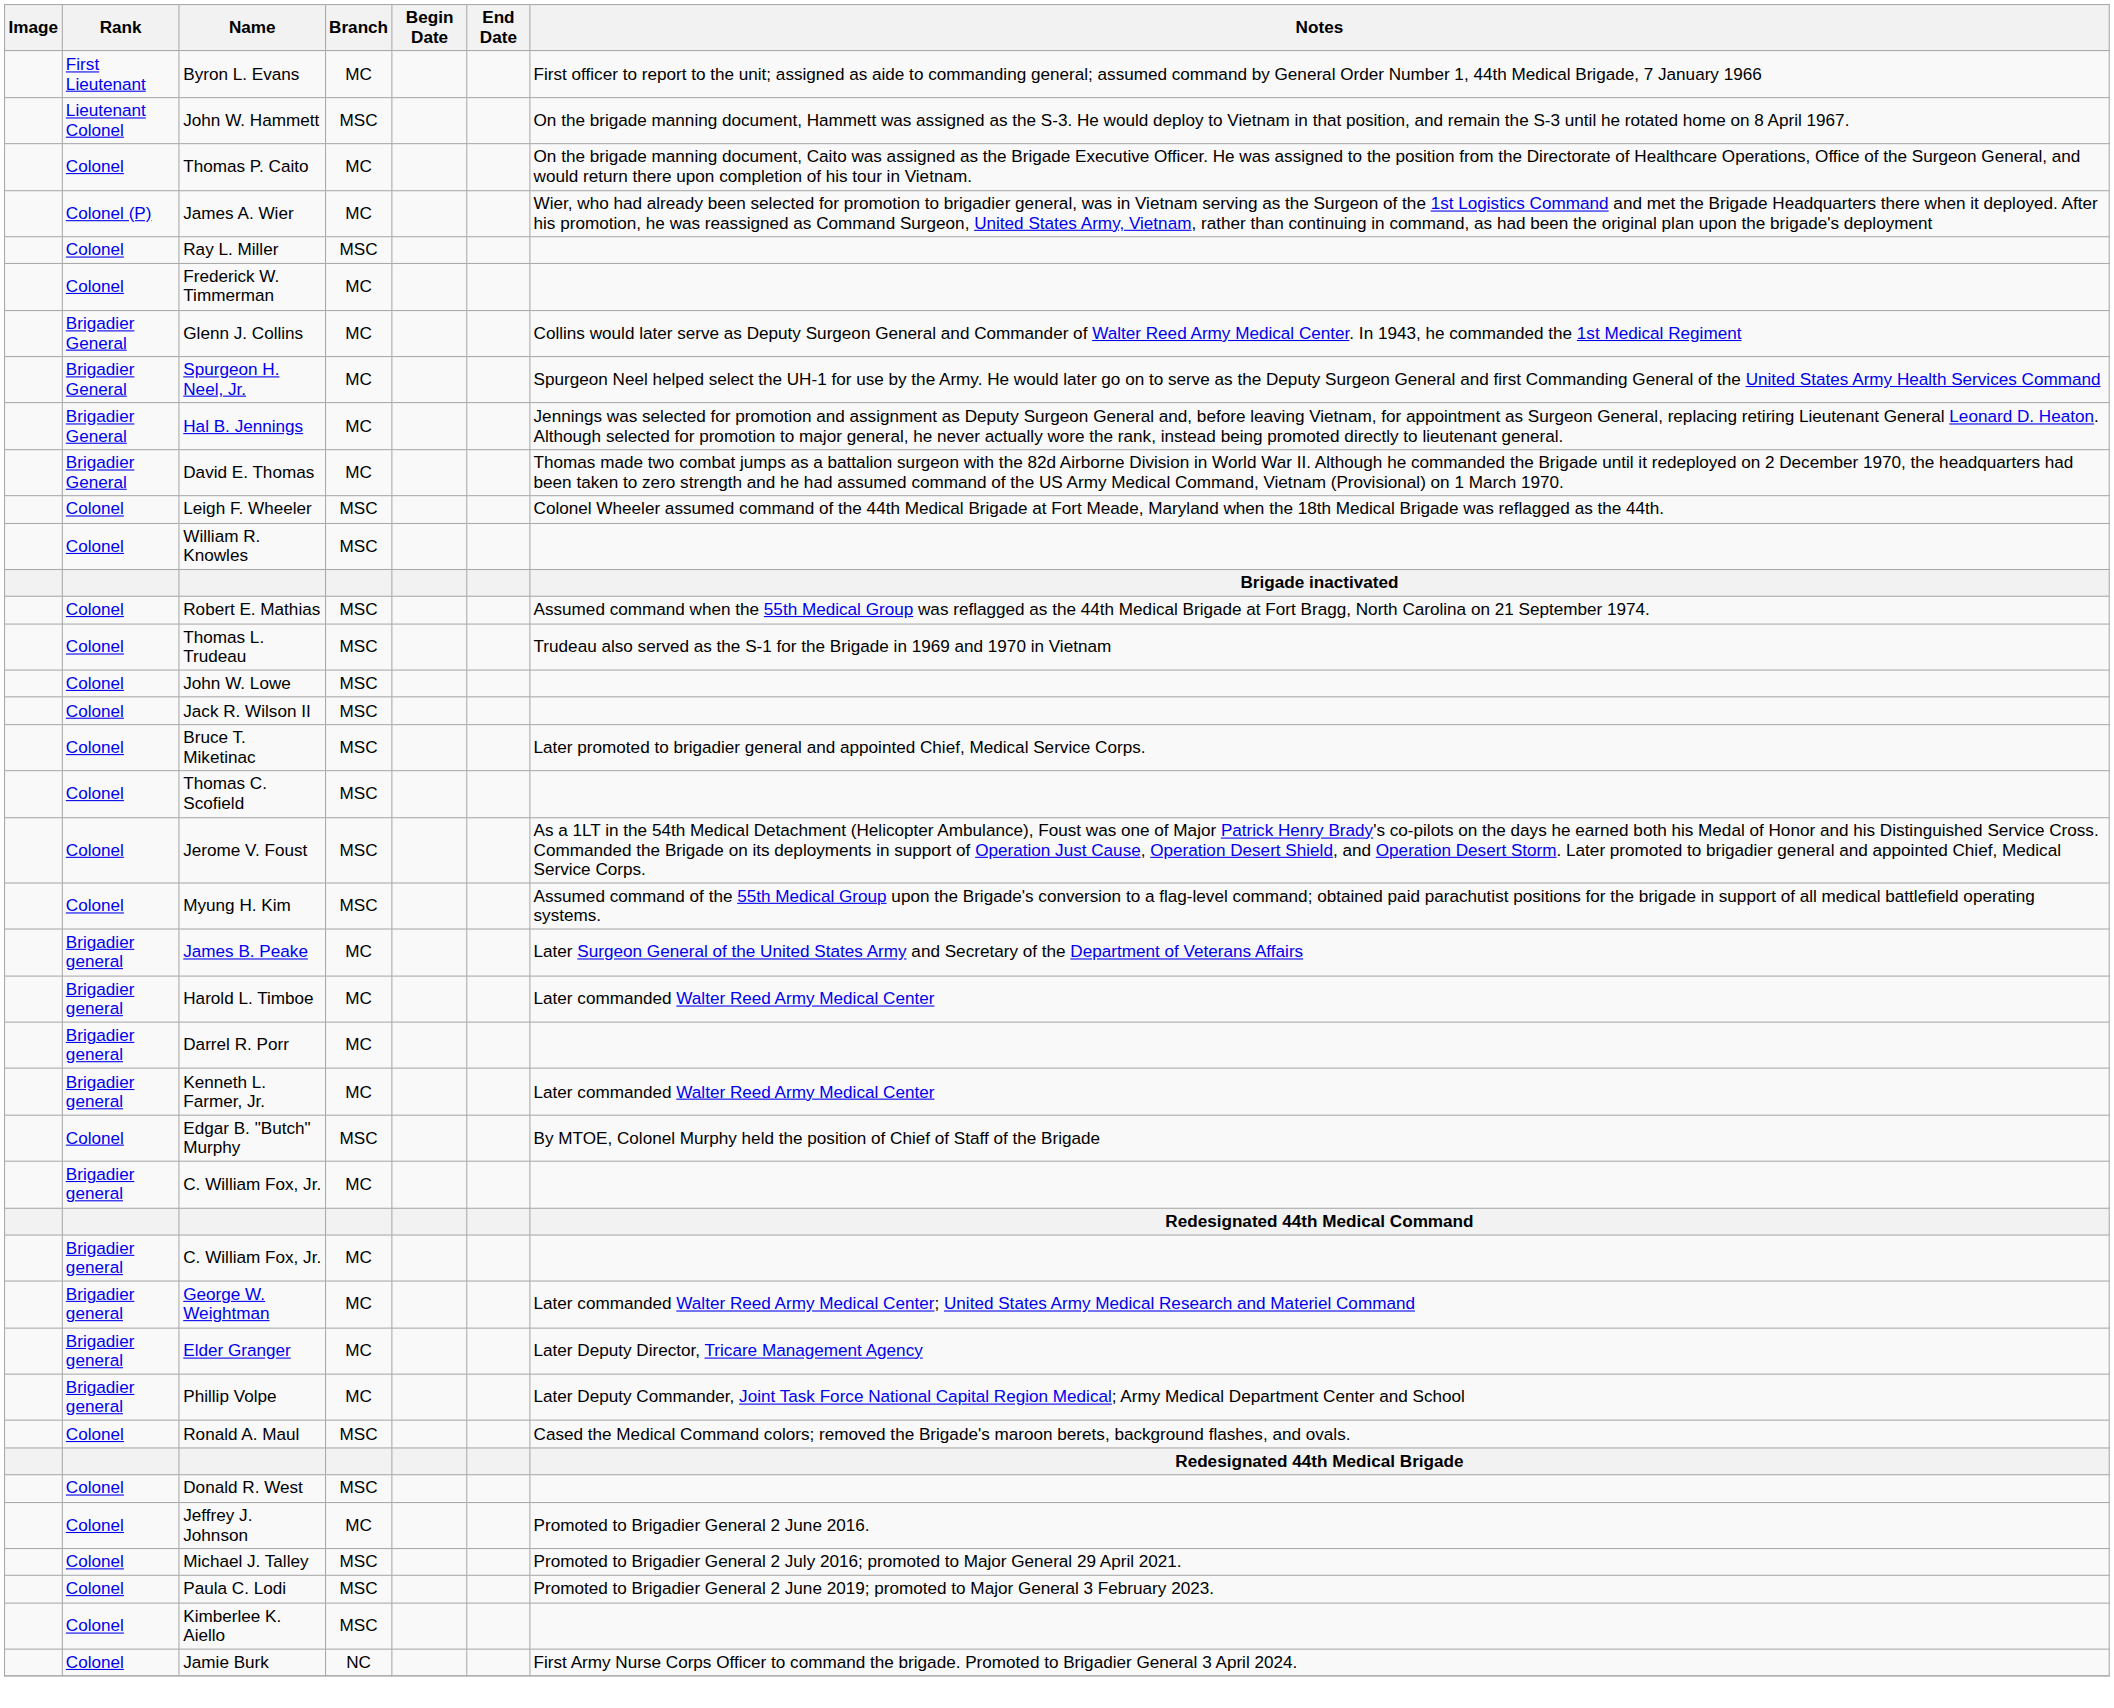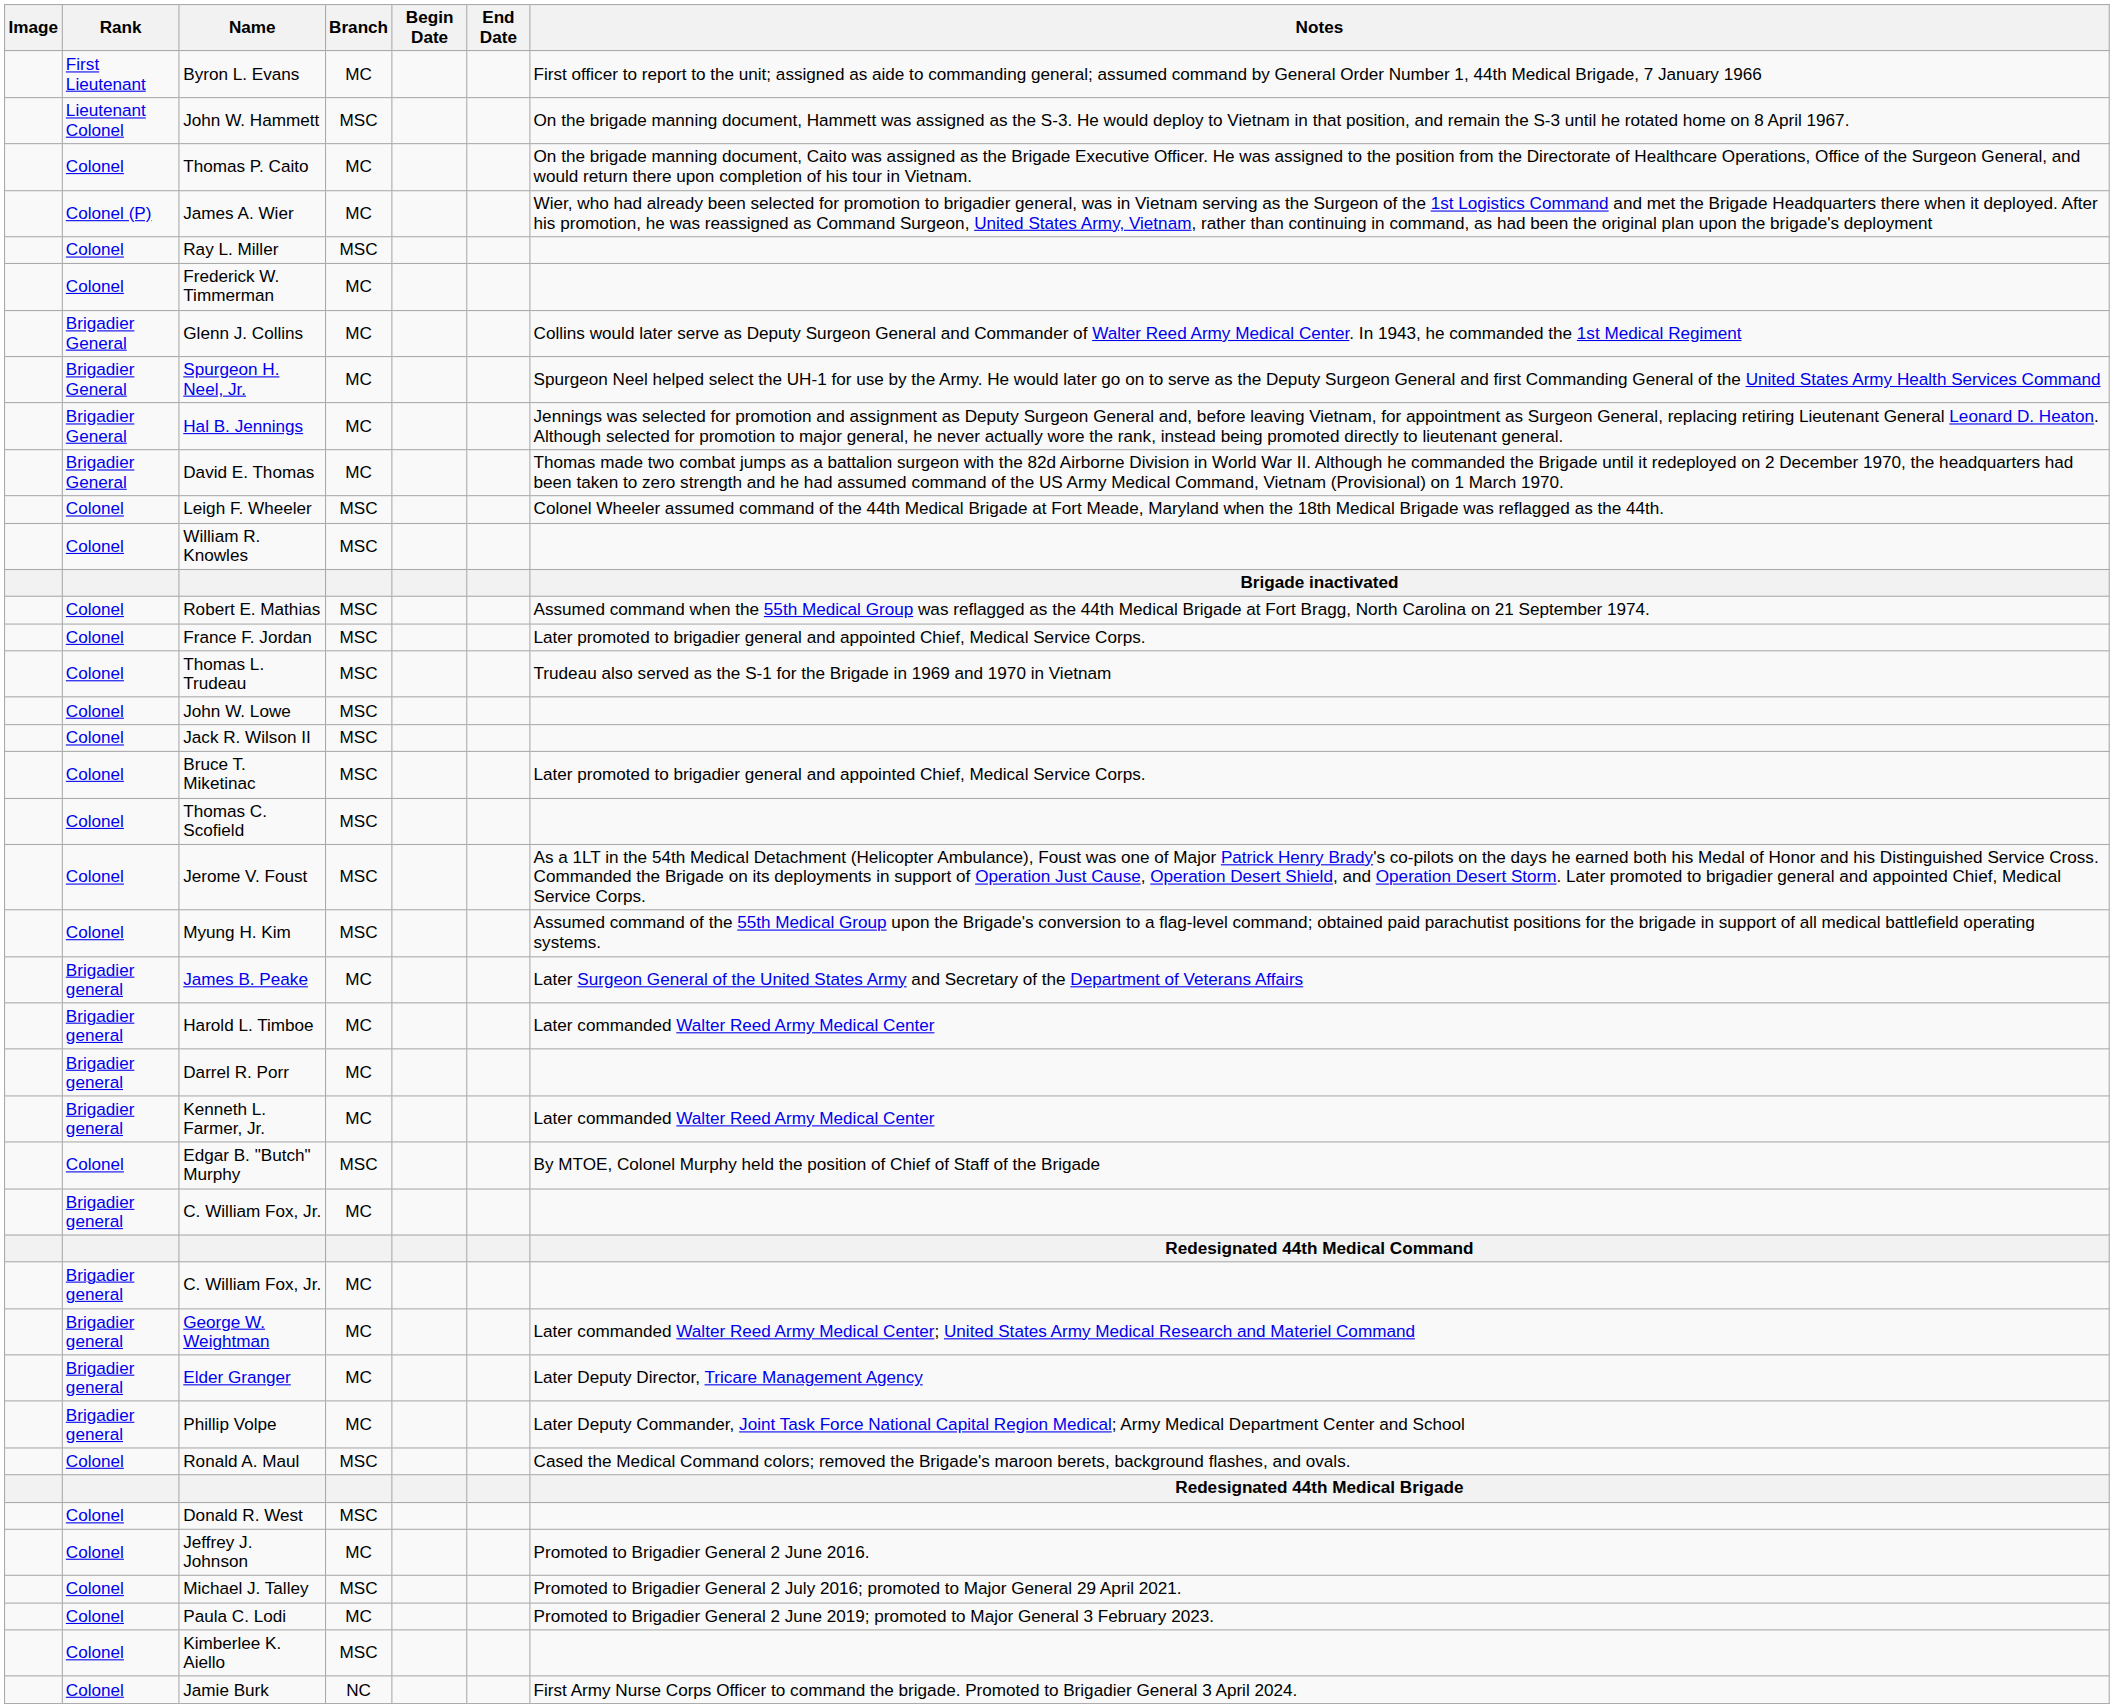+ row: (95, 637)
(359, 1589) MSC -> (359, 1616) MC
